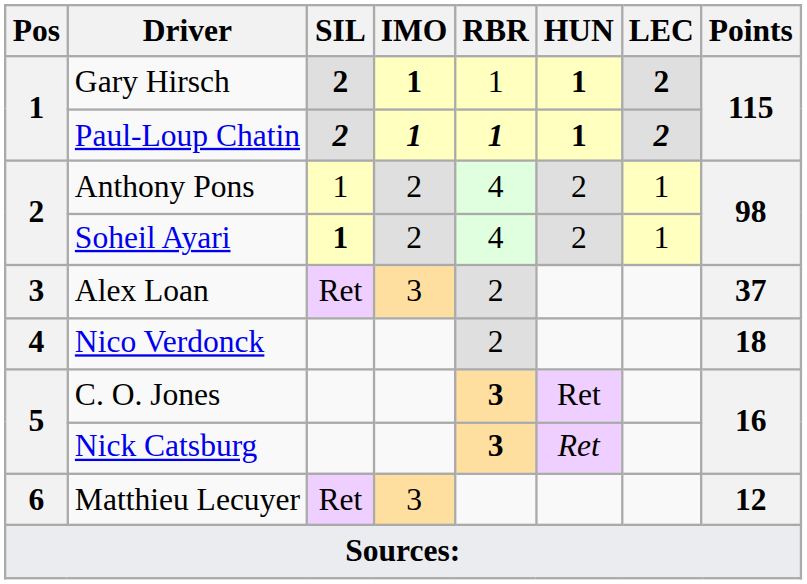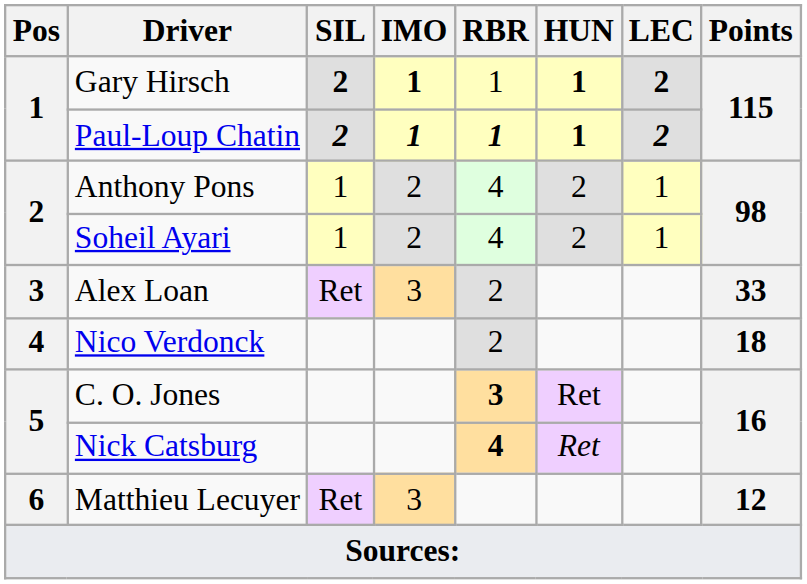(340, 238) bold -> (340, 238) normal
(751, 290) 37 -> (751, 290) 33
(496, 446) 3 -> (496, 446) 4
